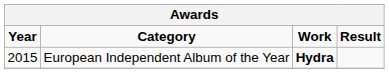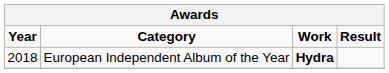(22, 57) 2015 -> (22, 57) 2018
